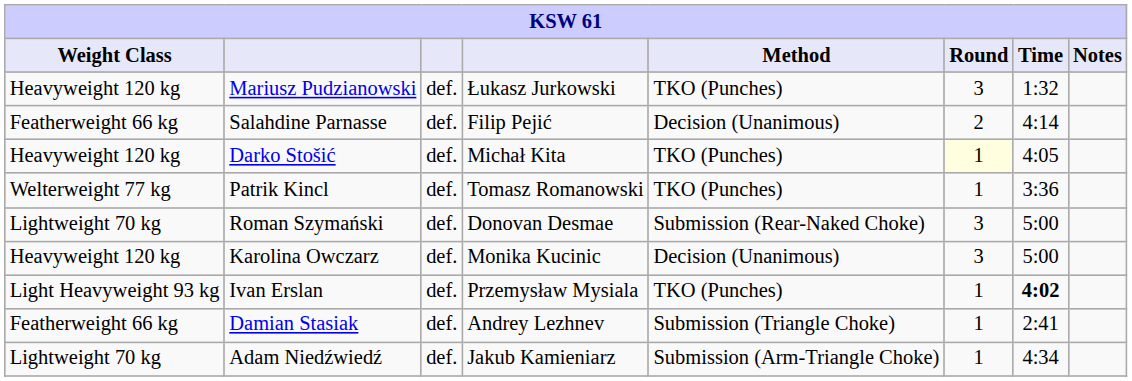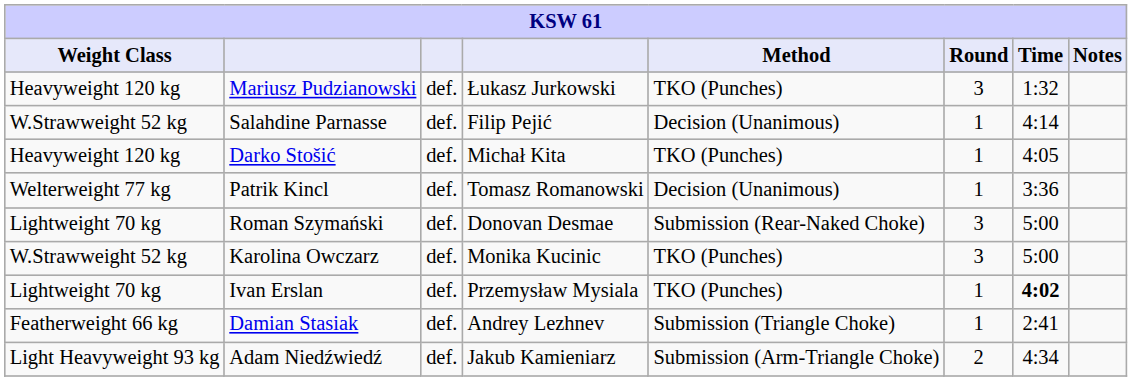(94, 122) Featherweight 66 kg -> (98, 122) W.Strawweight 52 kg
(979, 122) 2 -> (979, 122) 1
(979, 156) lightyellow background -> (979, 156) no background
(718, 189) TKO (Punches) -> (746, 189) Decision (Unanimous)
(95, 257) Heavyweight 120 kg -> (98, 257) W.Strawweight 52 kg
(746, 257) Decision (Unanimous) -> (718, 257) TKO (Punches)
(115, 291) Light Heavyweight 93 kg -> (85, 291) Lightweight 70 kg
(85, 358) Lightweight 70 kg -> (115, 358) Light Heavyweight 93 kg
(979, 358) 1 -> (979, 358) 2
